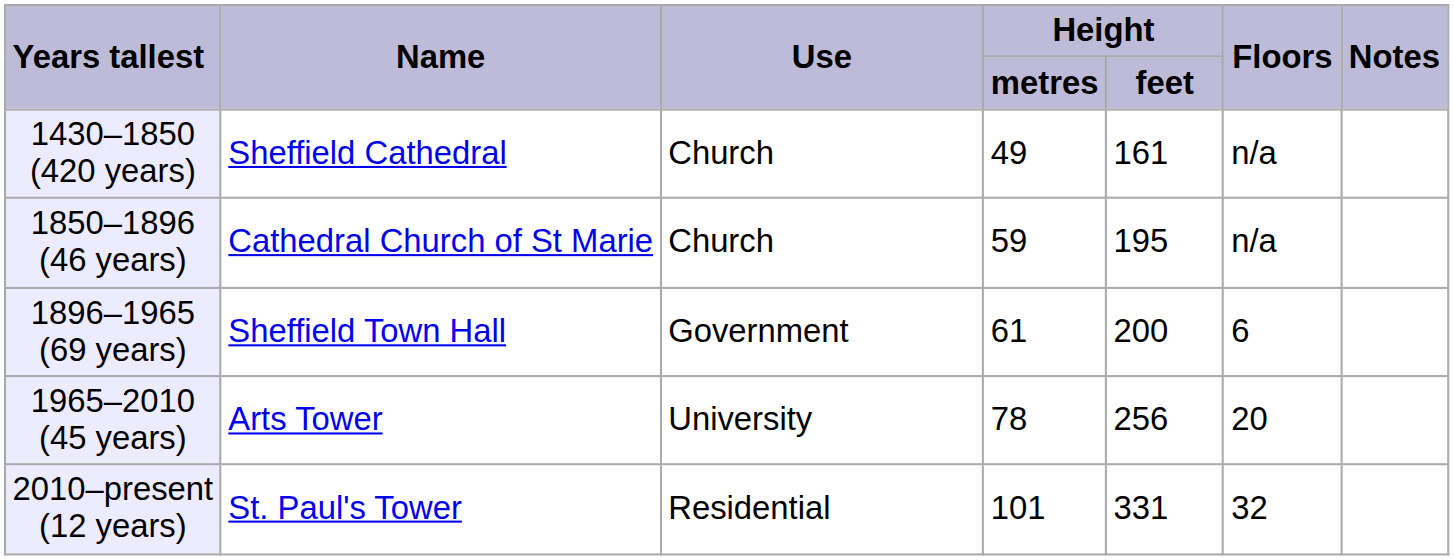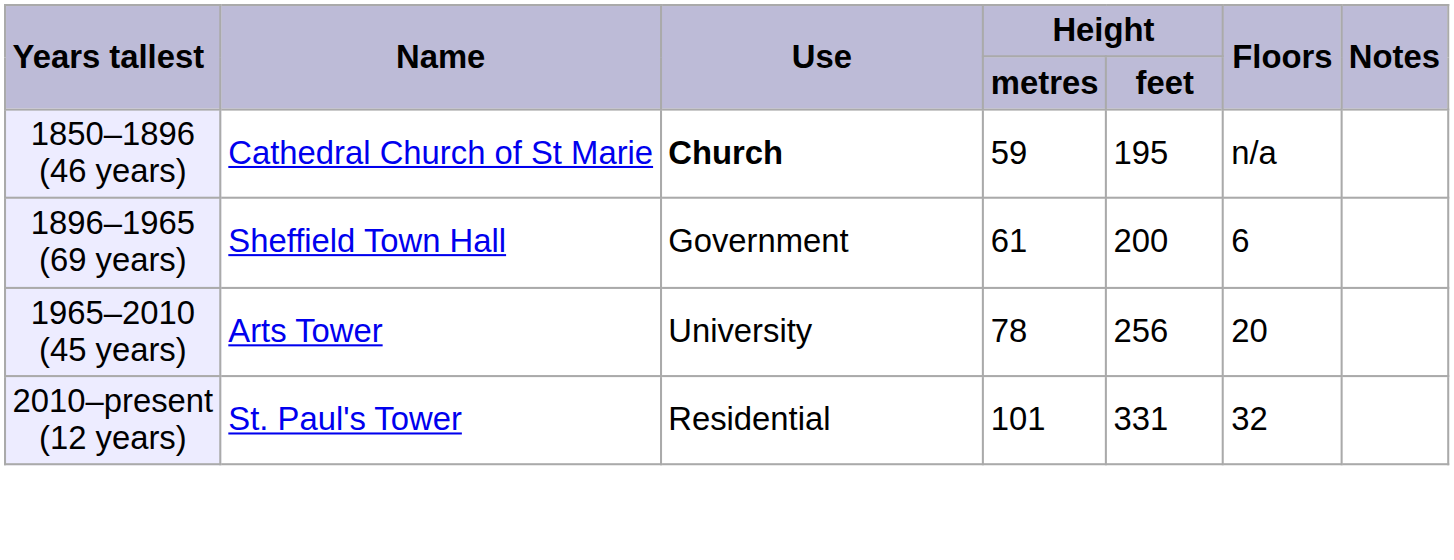- row: (113, 152)
(721, 241) normal -> (726, 152) bold
